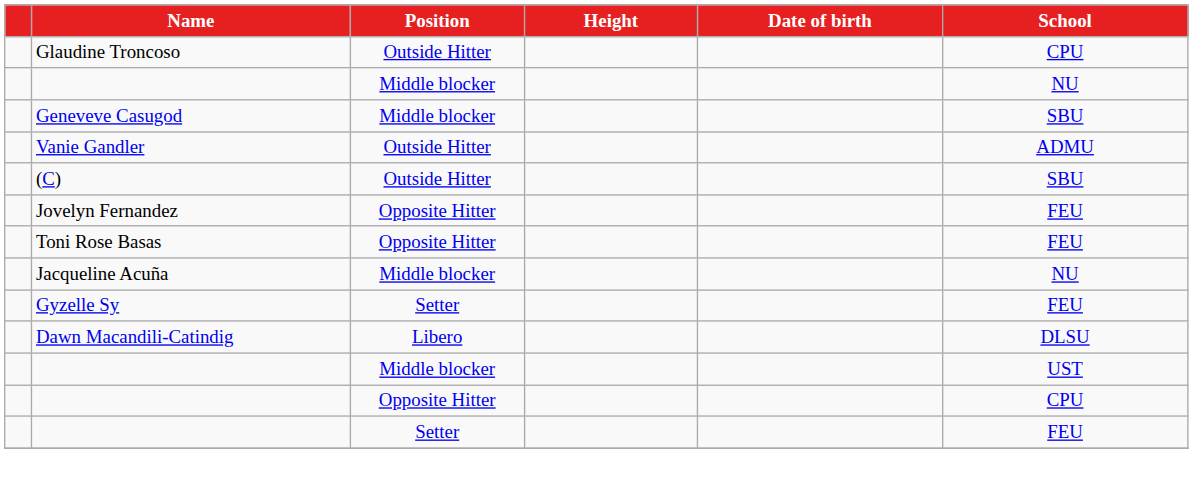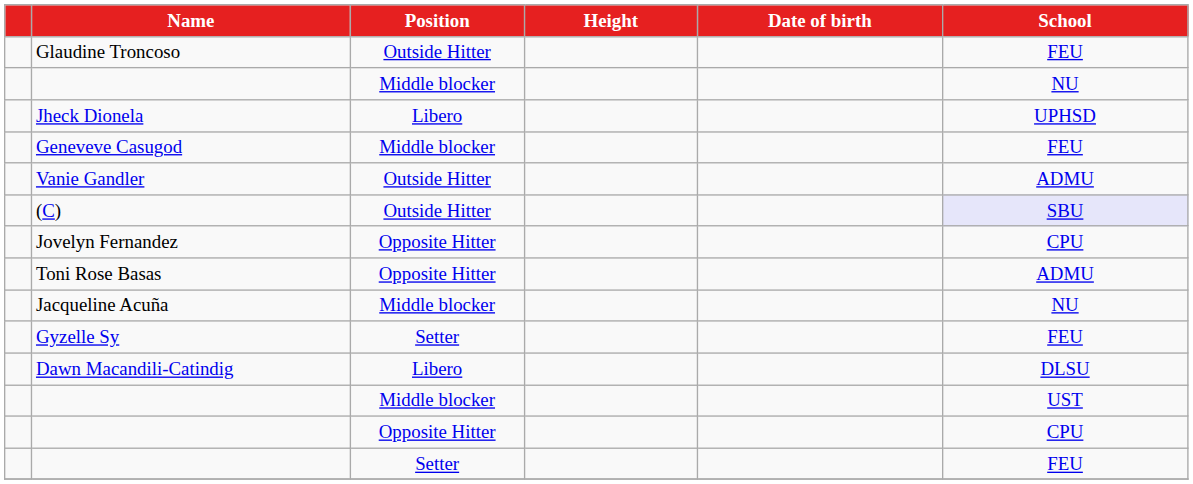(1065, 52) CPU -> (1065, 52) FEU
+ row: (90, 115)
(1065, 115) SBU -> (1065, 147) FEU
(1065, 178) no background -> (1065, 210) lavender background
(1065, 210) FEU -> (1065, 242) CPU
(1065, 242) FEU -> (1065, 273) ADMU
